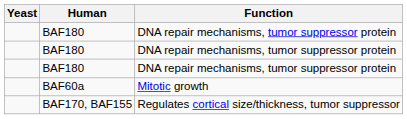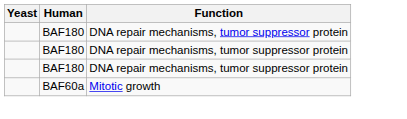- row: (87, 104)
